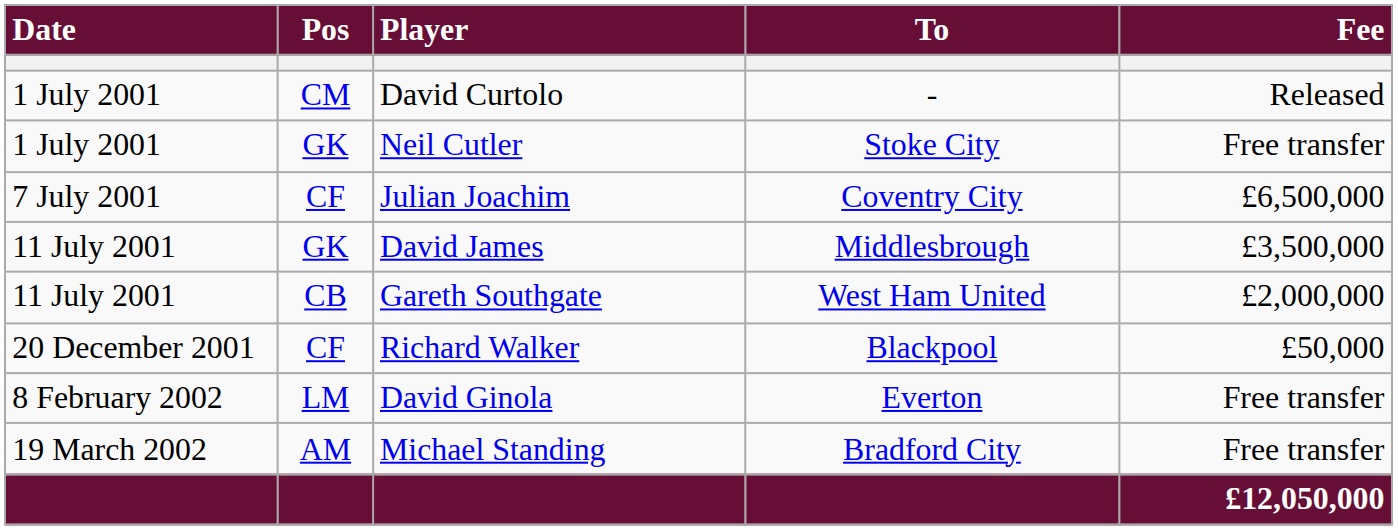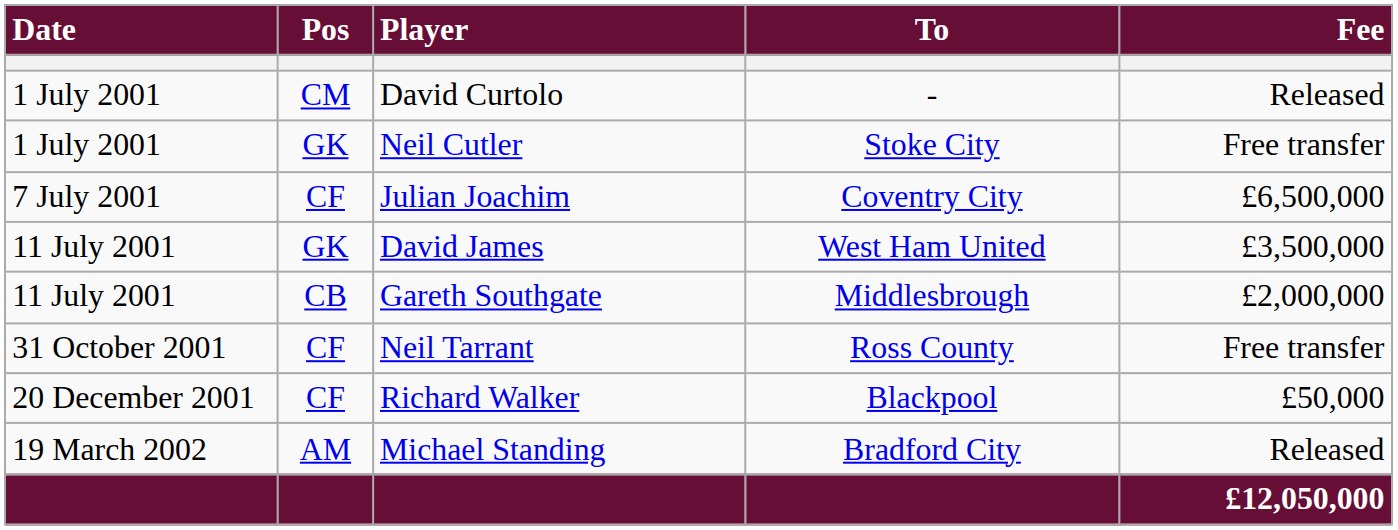(932, 246) Middlesbrough -> (932, 246) West Ham United
(932, 296) West Ham United -> (932, 296) Middlesbrough
+ row: (457, 347)
- row: (466, 397)
(1304, 448) Free transfer -> (1327, 448) Released
